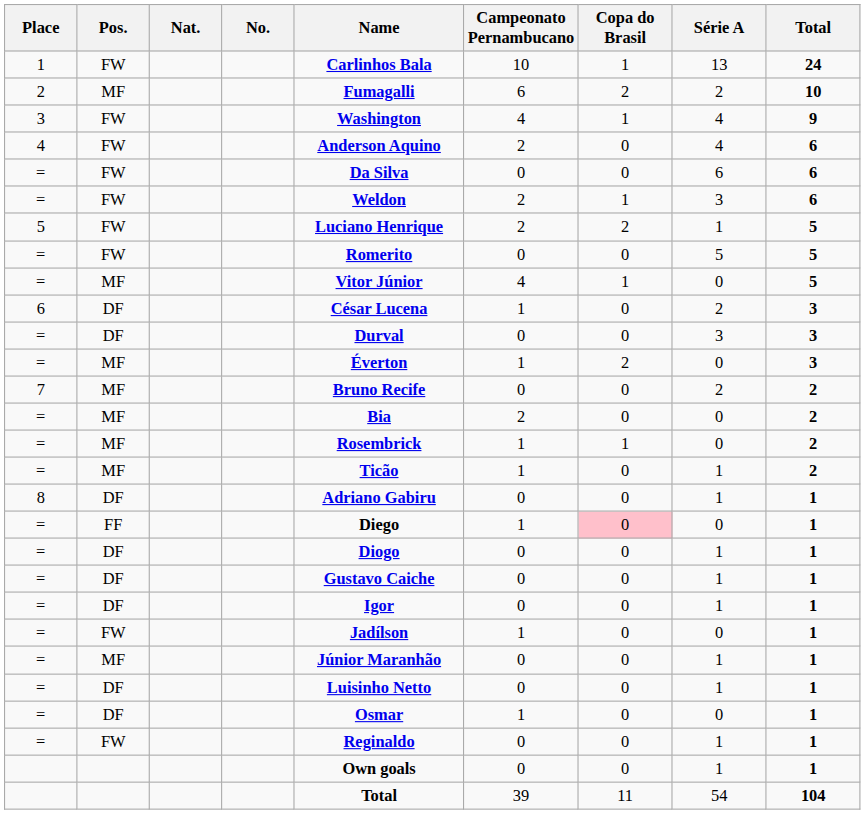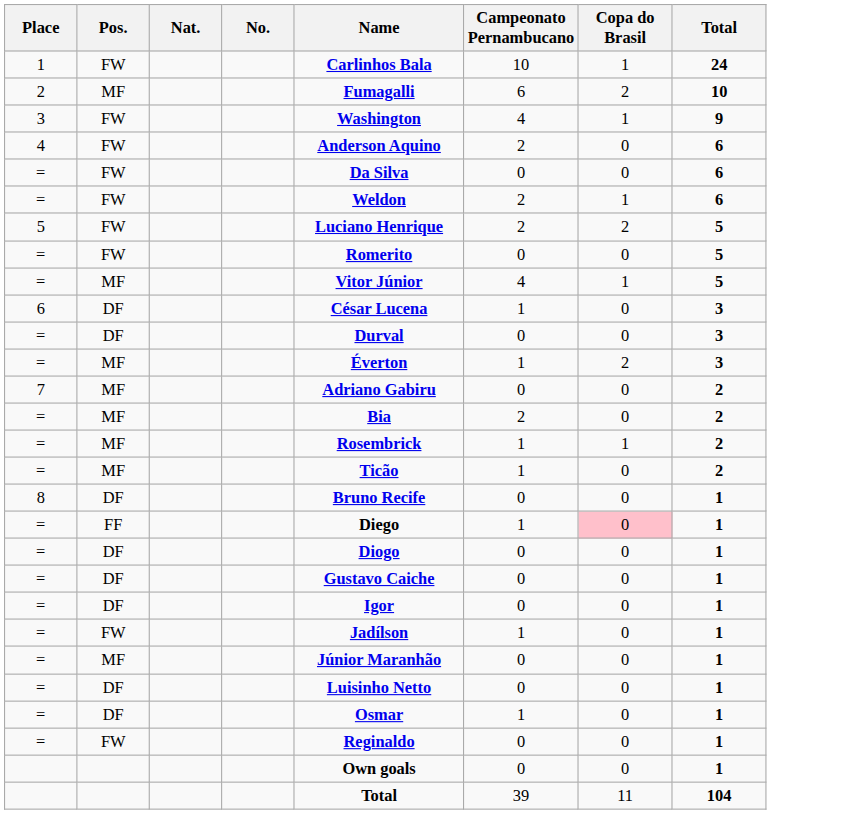- column: (719, 27)
(379, 389) Bruno Recife -> (379, 389) Adriano Gabiru
(379, 497) Adriano Gabiru -> (379, 497) Bruno Recife
